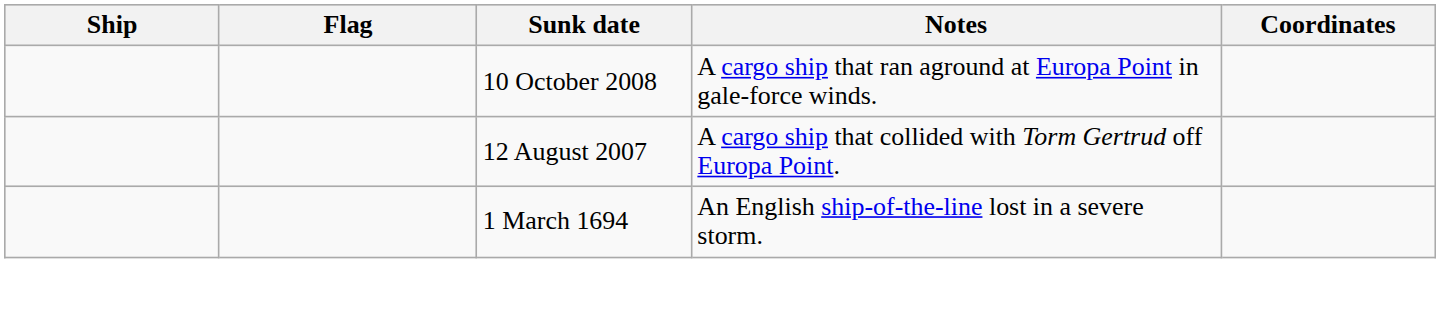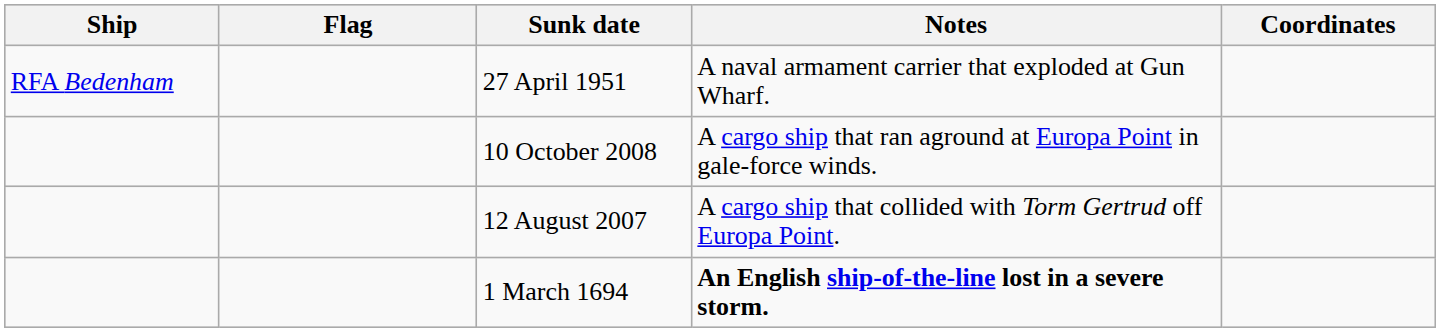+ row: (555, 80)
(921, 221) normal -> (930, 291) bold
